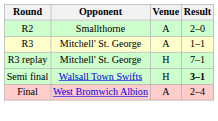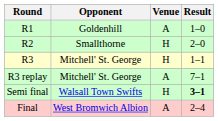+ row: (27, 28)
(166, 28) A -> (166, 44) H
(166, 44) A -> (166, 60) H
(166, 60) H -> (166, 76) A
